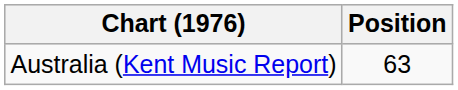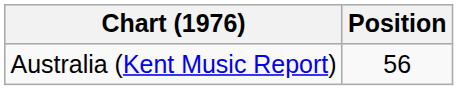(397, 63) 63 -> (397, 63) 56
